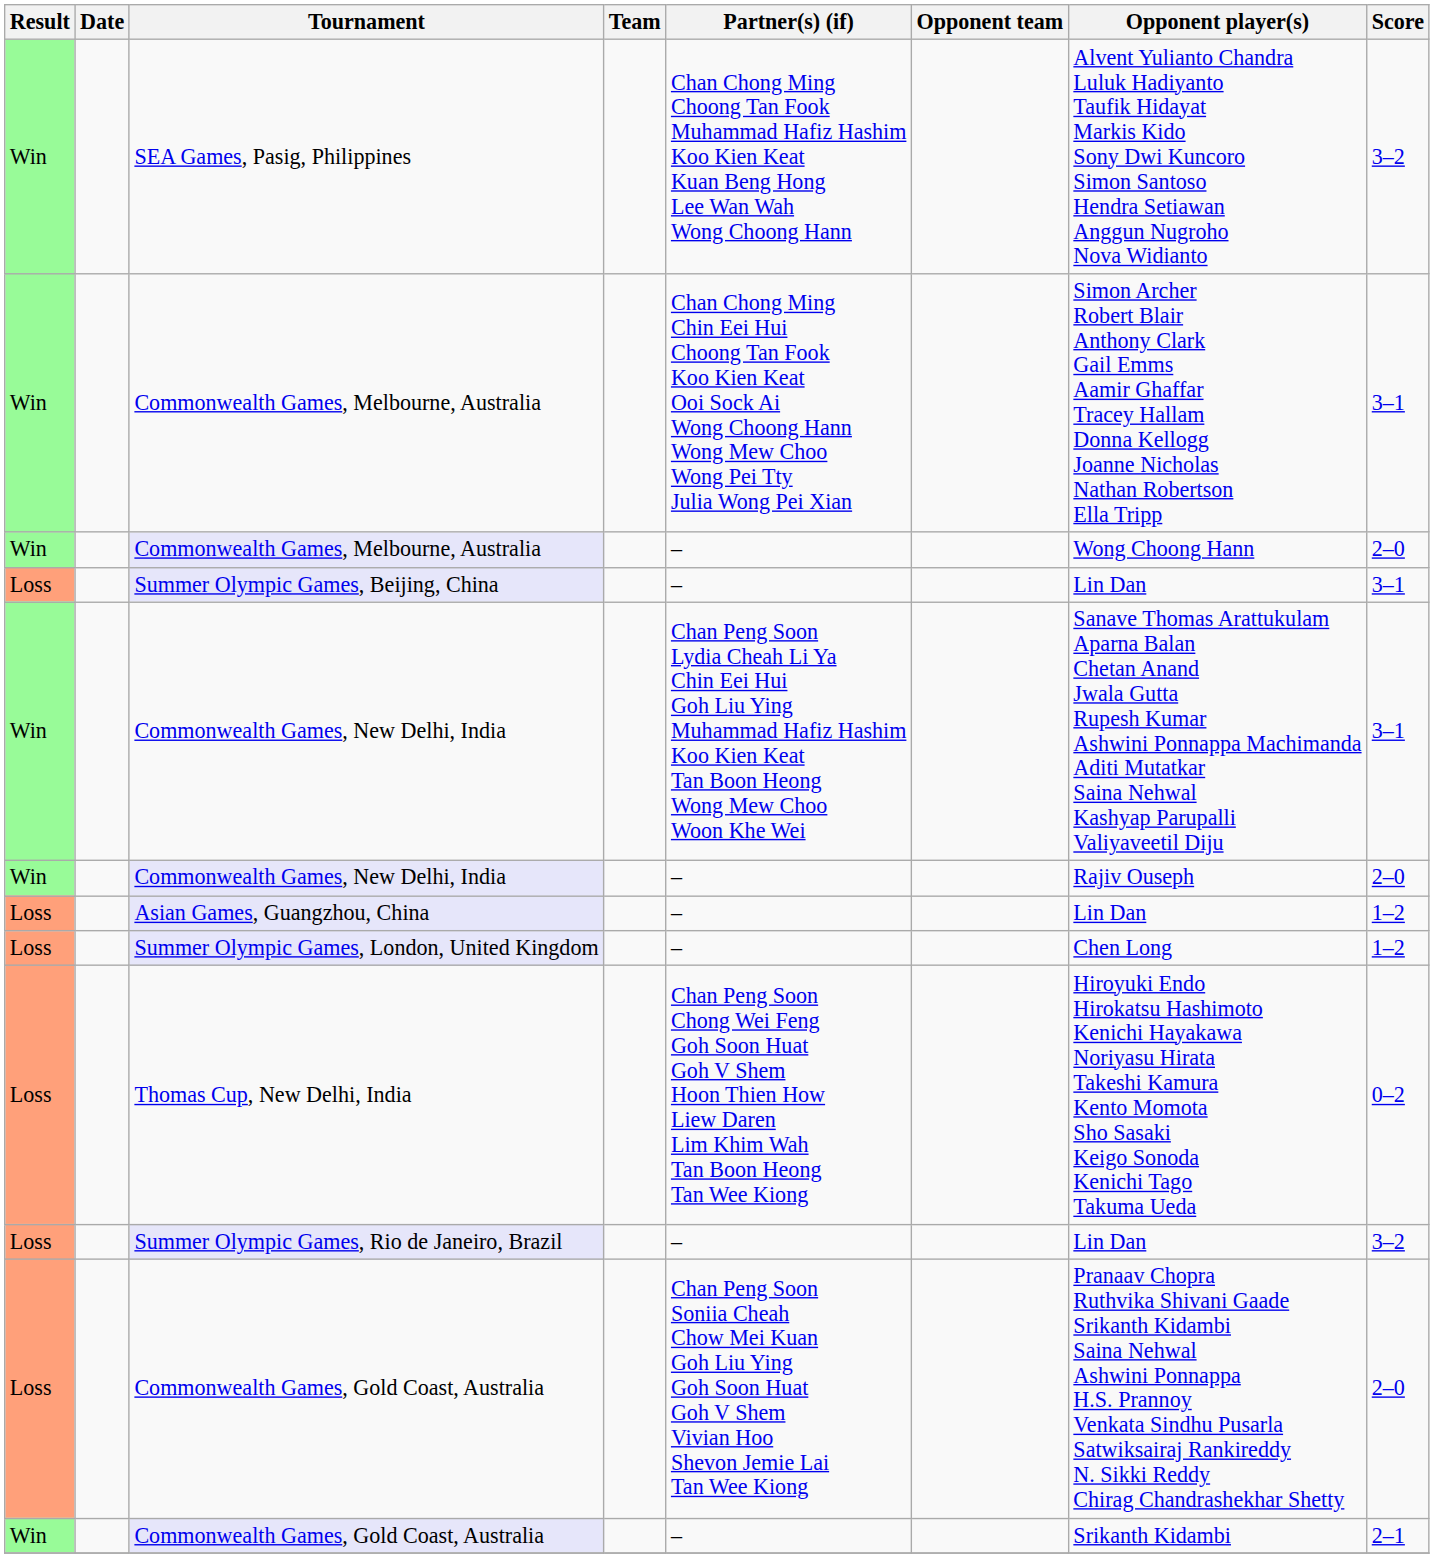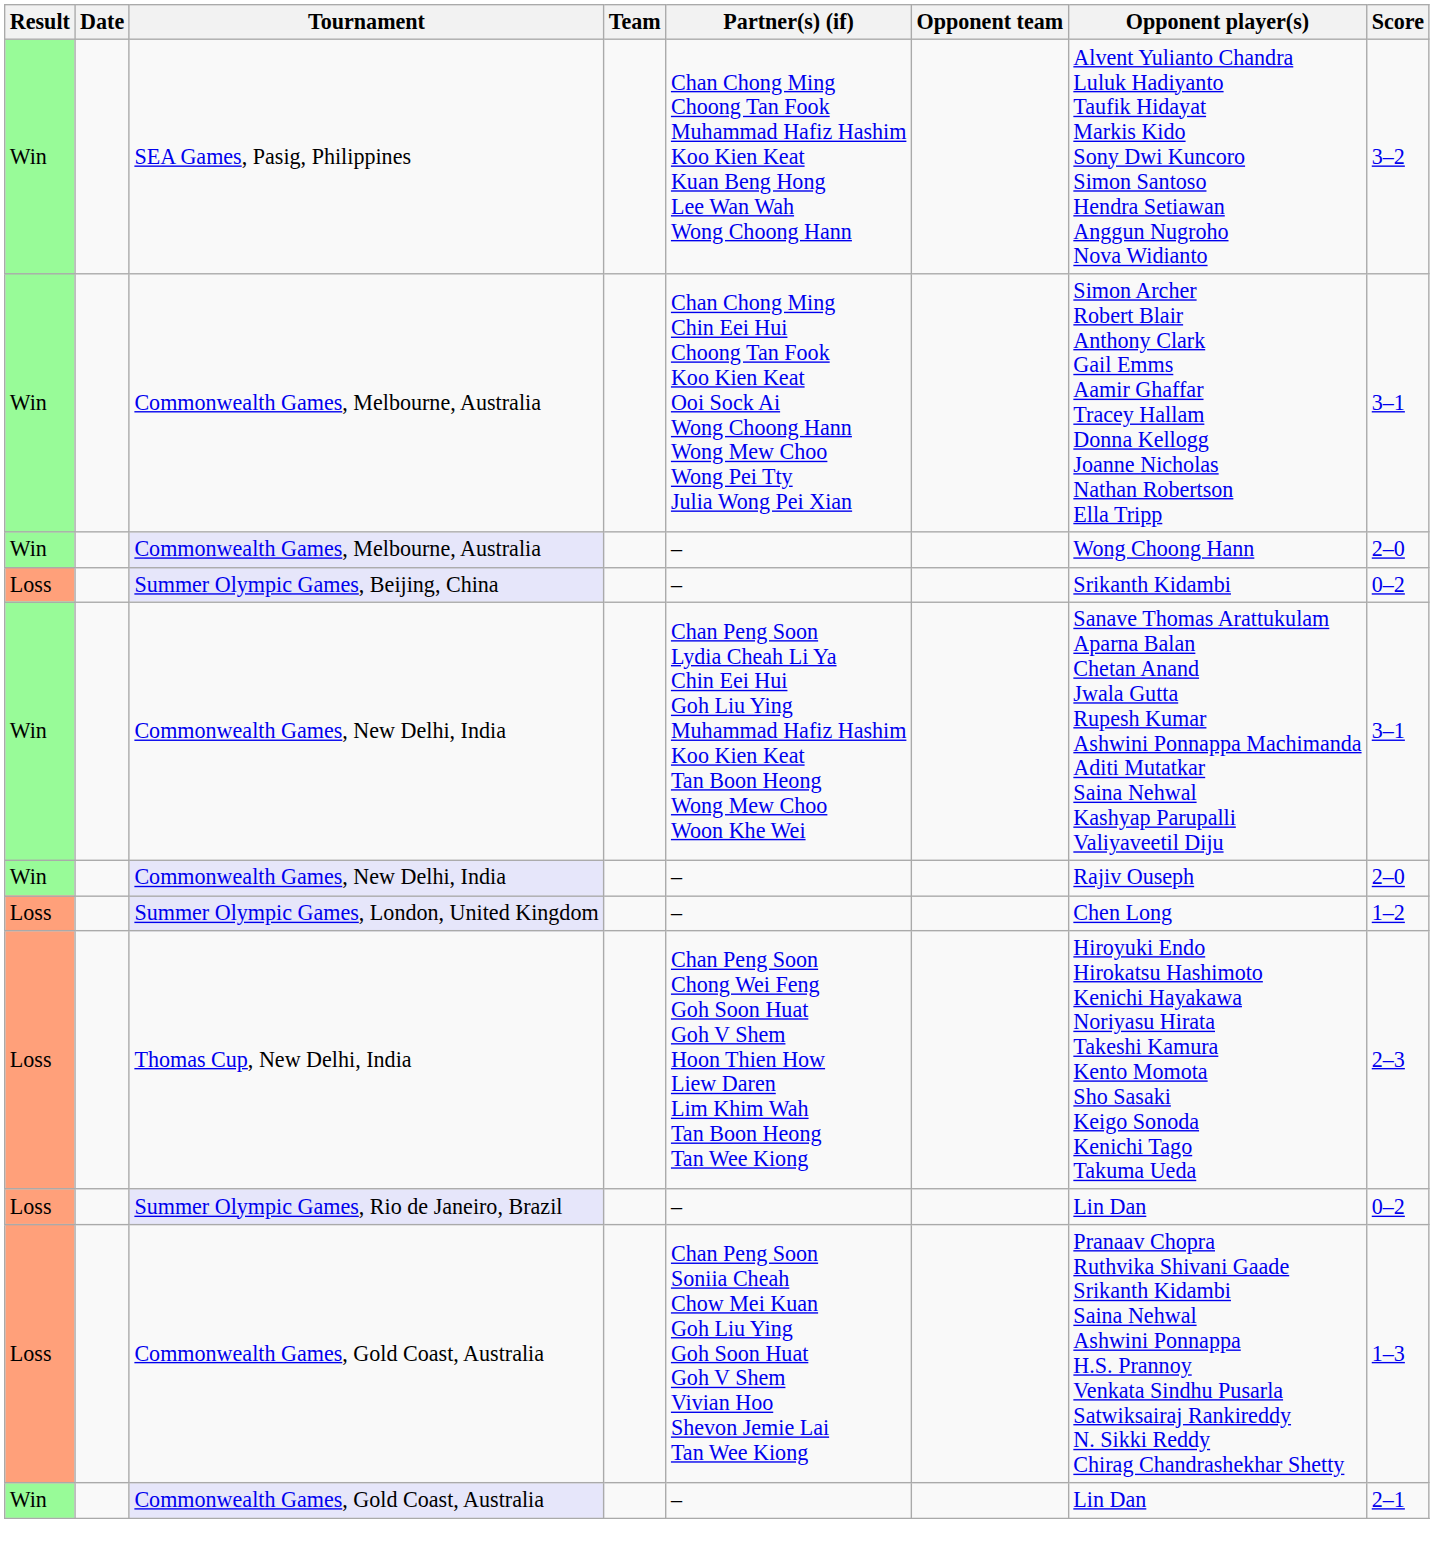(1110, 584) Lin Dan -> (1152, 584) Srikanth Kidambi
(1388, 584) 3–1 -> (1388, 584) 0–2
- row: (31, 912)
(1388, 1094) 0–2 -> (1388, 1059) 2–3
(1388, 1241) 3–2 -> (1388, 1206) 0–2
(1388, 1388) 2–0 -> (1388, 1353) 1–3
(1152, 1535) Srikanth Kidambi -> (1110, 1500) Lin Dan
